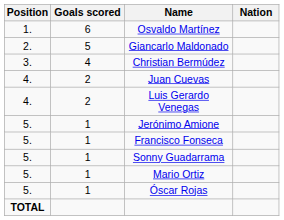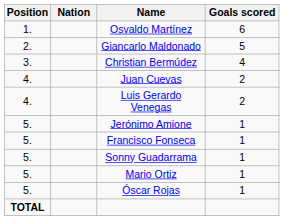columns swapped: (256, 13) <-> (88, 13)
